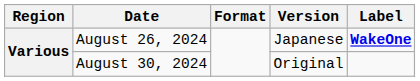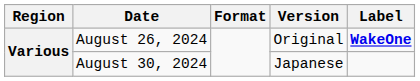(308, 40) Japanese -> (308, 40) Original
(308, 64) Original -> (308, 64) Japanese
